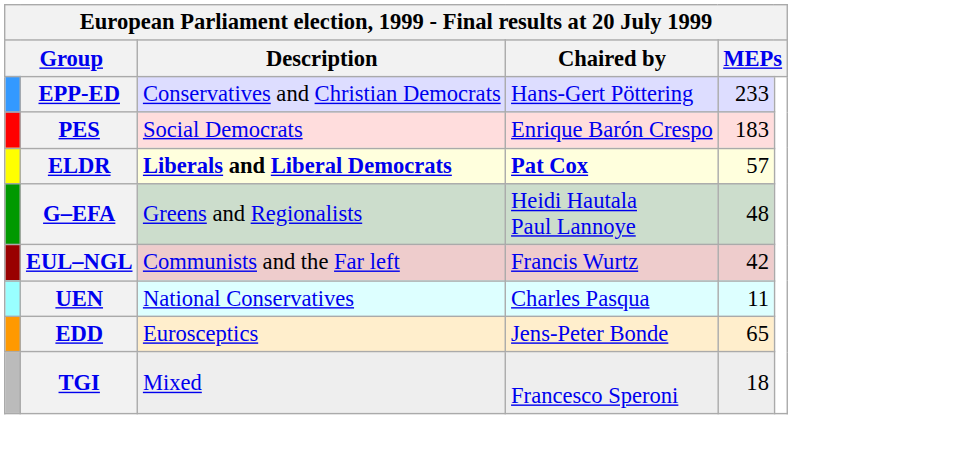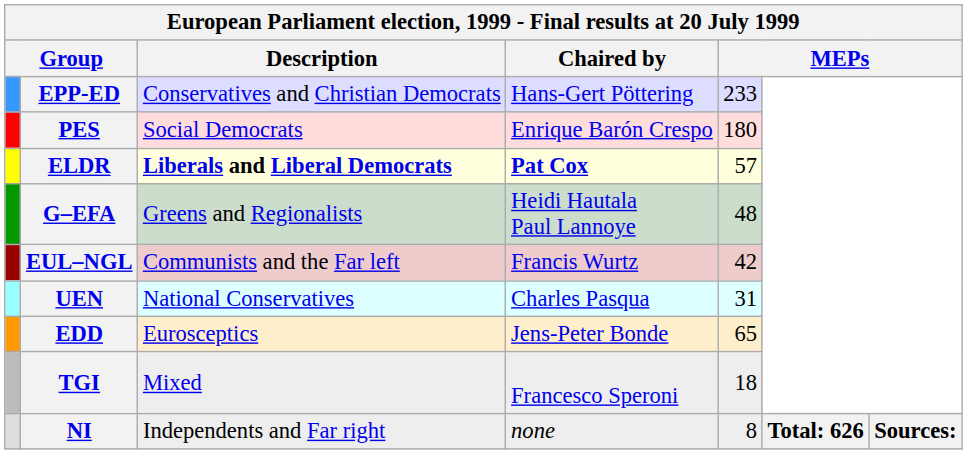(752, 129) 183 -> (740, 129) 180
(758, 298) 11 -> (746, 298) 31
+ row: (79, 430)
